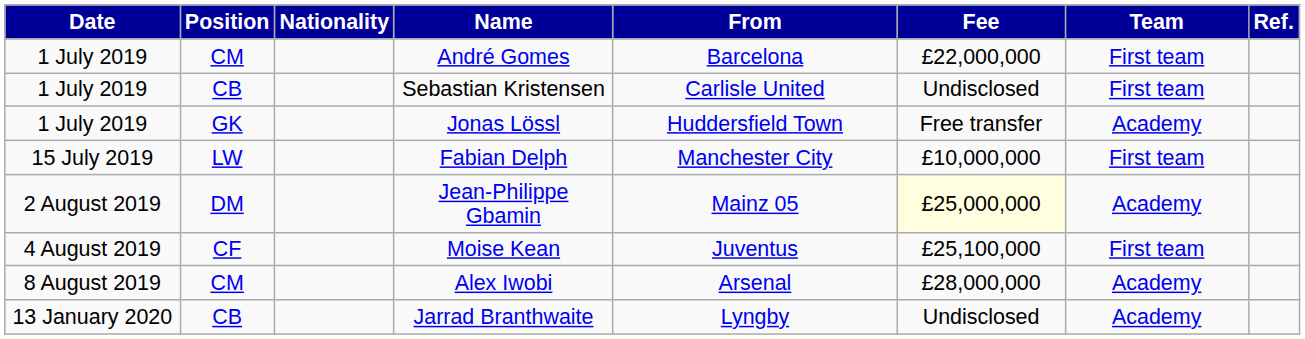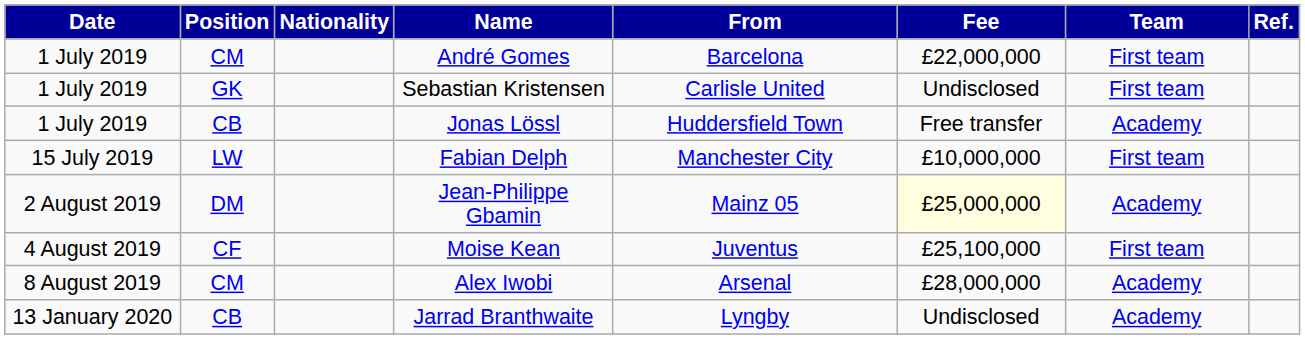(227, 90) CB -> (227, 90) GK
(227, 124) GK -> (227, 124) CB
